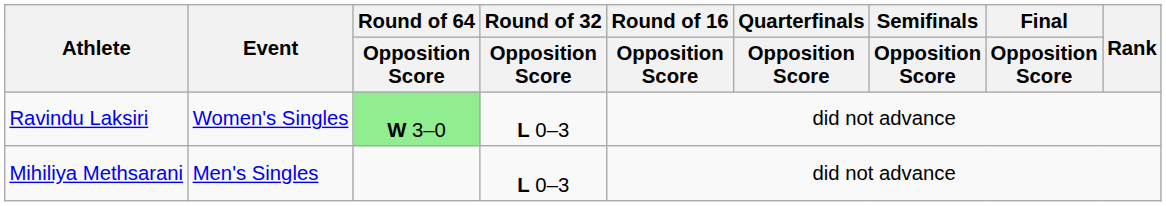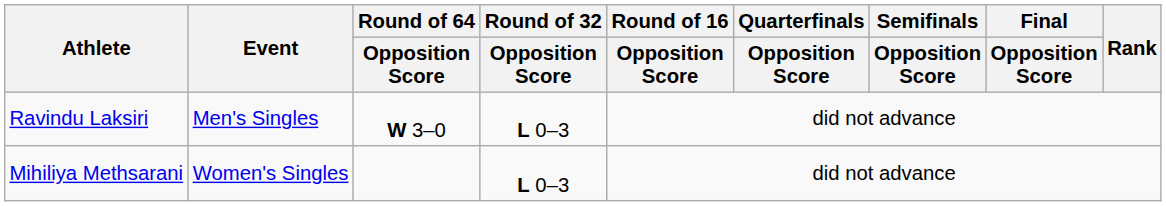(271, 119) Women's Singles -> (255, 119) Men's Singles
(417, 130) lightgreen background -> (417, 130) no background
(255, 174) Men's Singles -> (271, 174) Women's Singles
